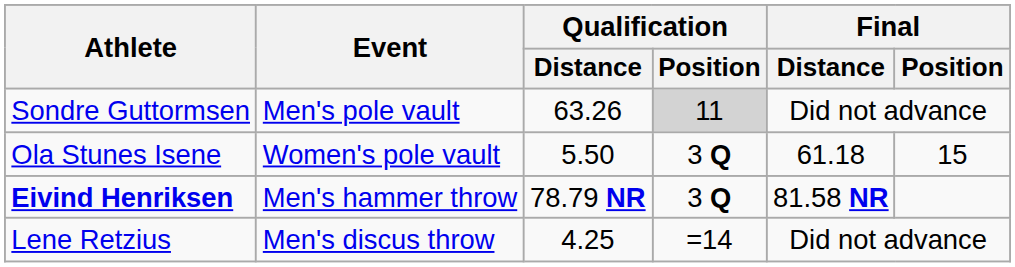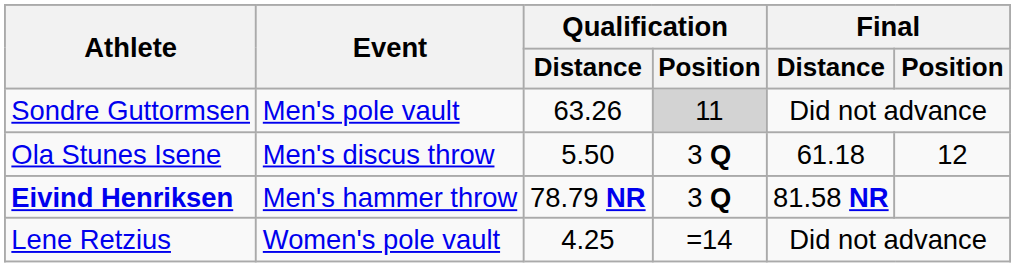(381, 154) Women's pole vault -> (379, 154) Men's discus throw
(952, 154) 15 -> (952, 154) 12
(379, 241) Men's discus throw -> (381, 241) Women's pole vault
